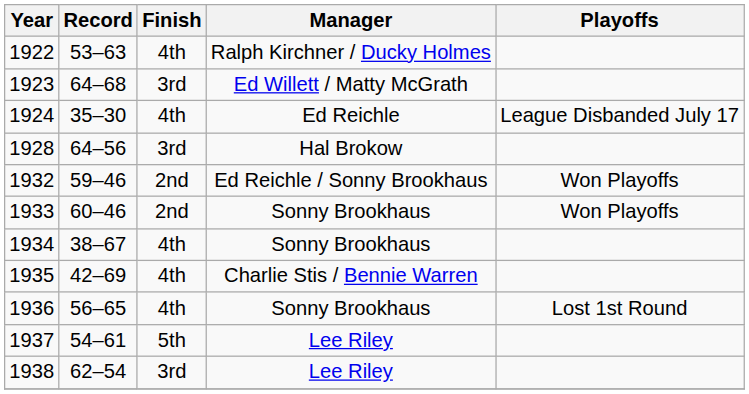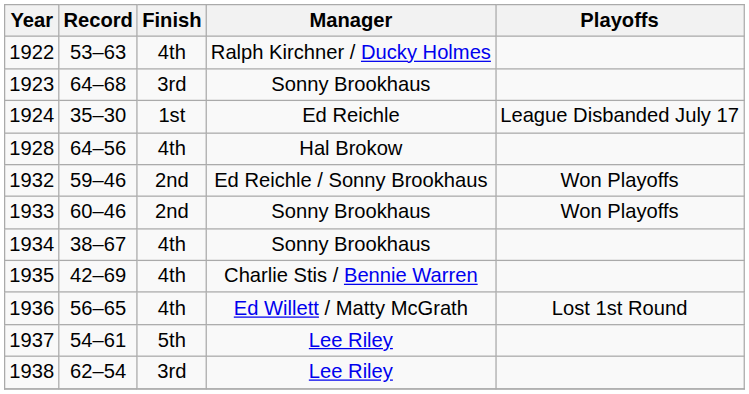(351, 84) Ed Willett / Matty McGrath -> (351, 84) Sonny Brookhaus
(172, 116) 4th -> (172, 116) 1st
(172, 148) 3rd -> (172, 148) 4th
(351, 308) Sonny Brookhaus -> (351, 308) Ed Willett / Matty McGrath
